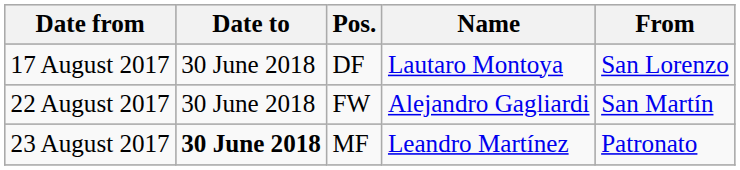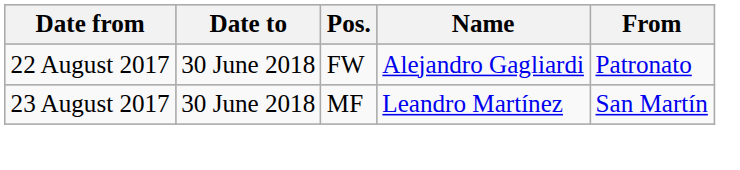- row: (90, 64)
(657, 104) San Martín -> (644, 64) Patronato
(251, 143) bold -> (248, 104) normal
(649, 143) Patronato -> (652, 104) San Martín
